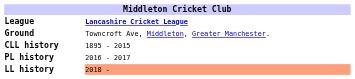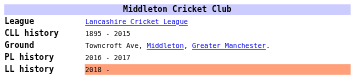(137, 22) bold -> (137, 22) normal
rows swapped: (19, 34) <-> (32, 46)
